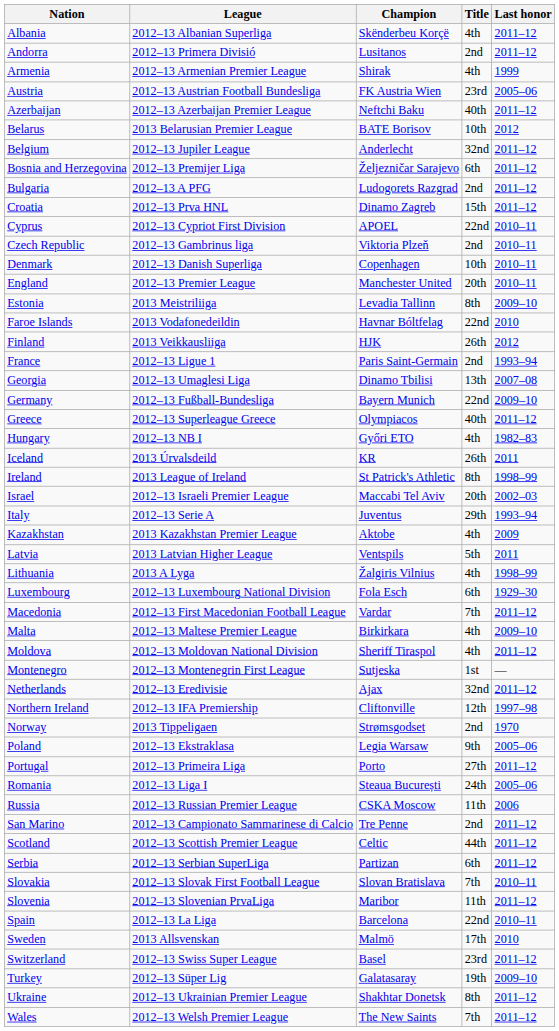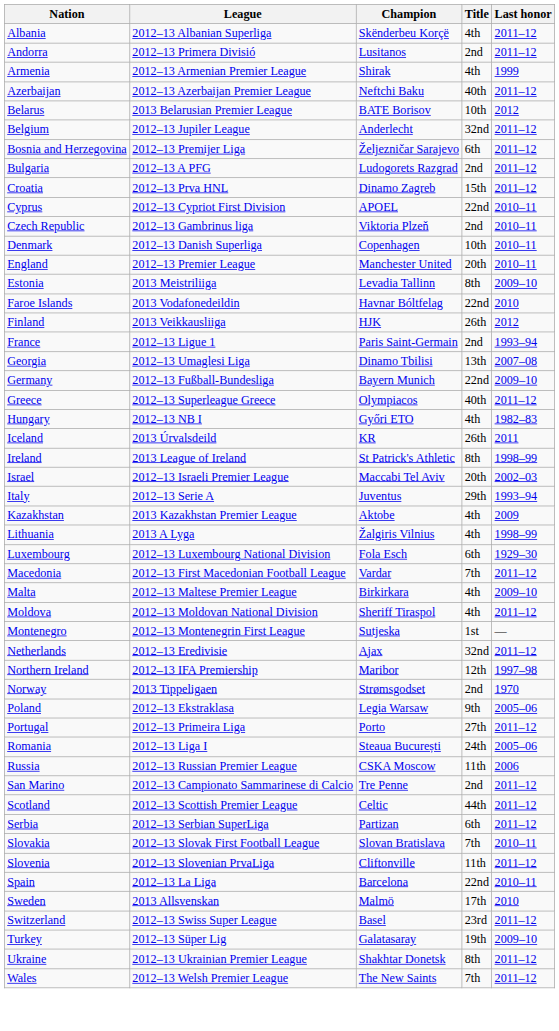- row: (25, 91)
- row: (23, 554)
(387, 708) Cliftonville -> (379, 669) Maribor
(379, 901) Maribor -> (387, 862) Cliftonville
